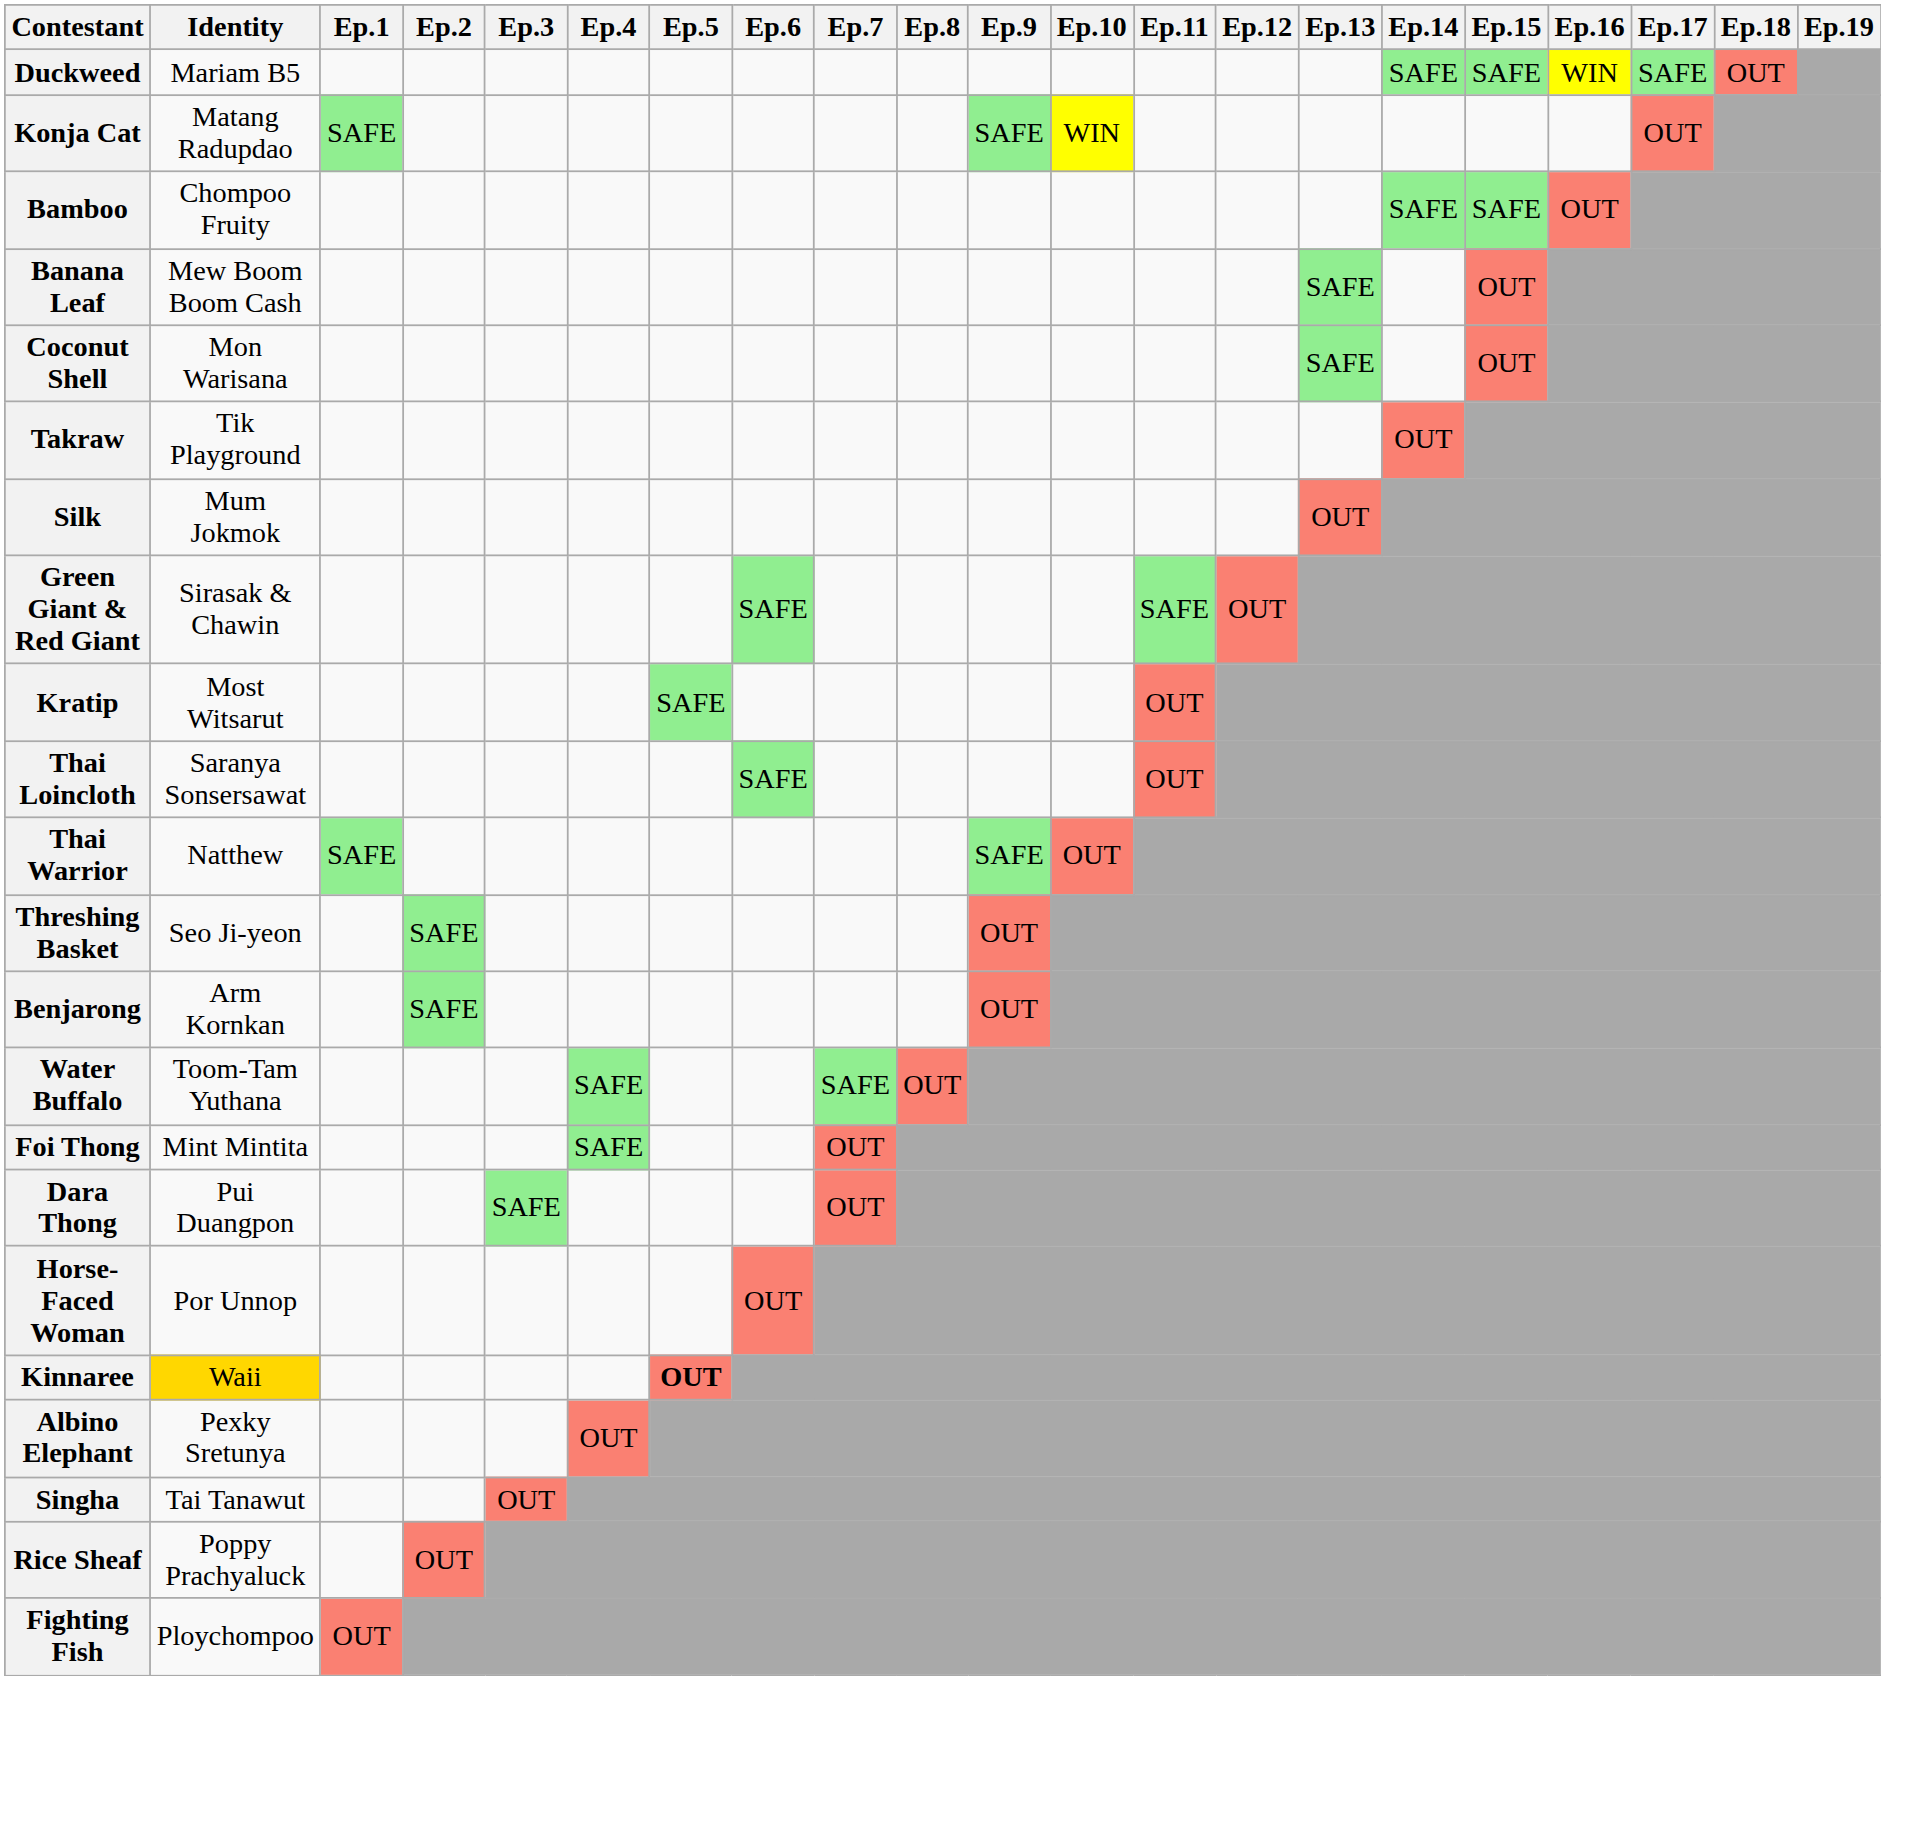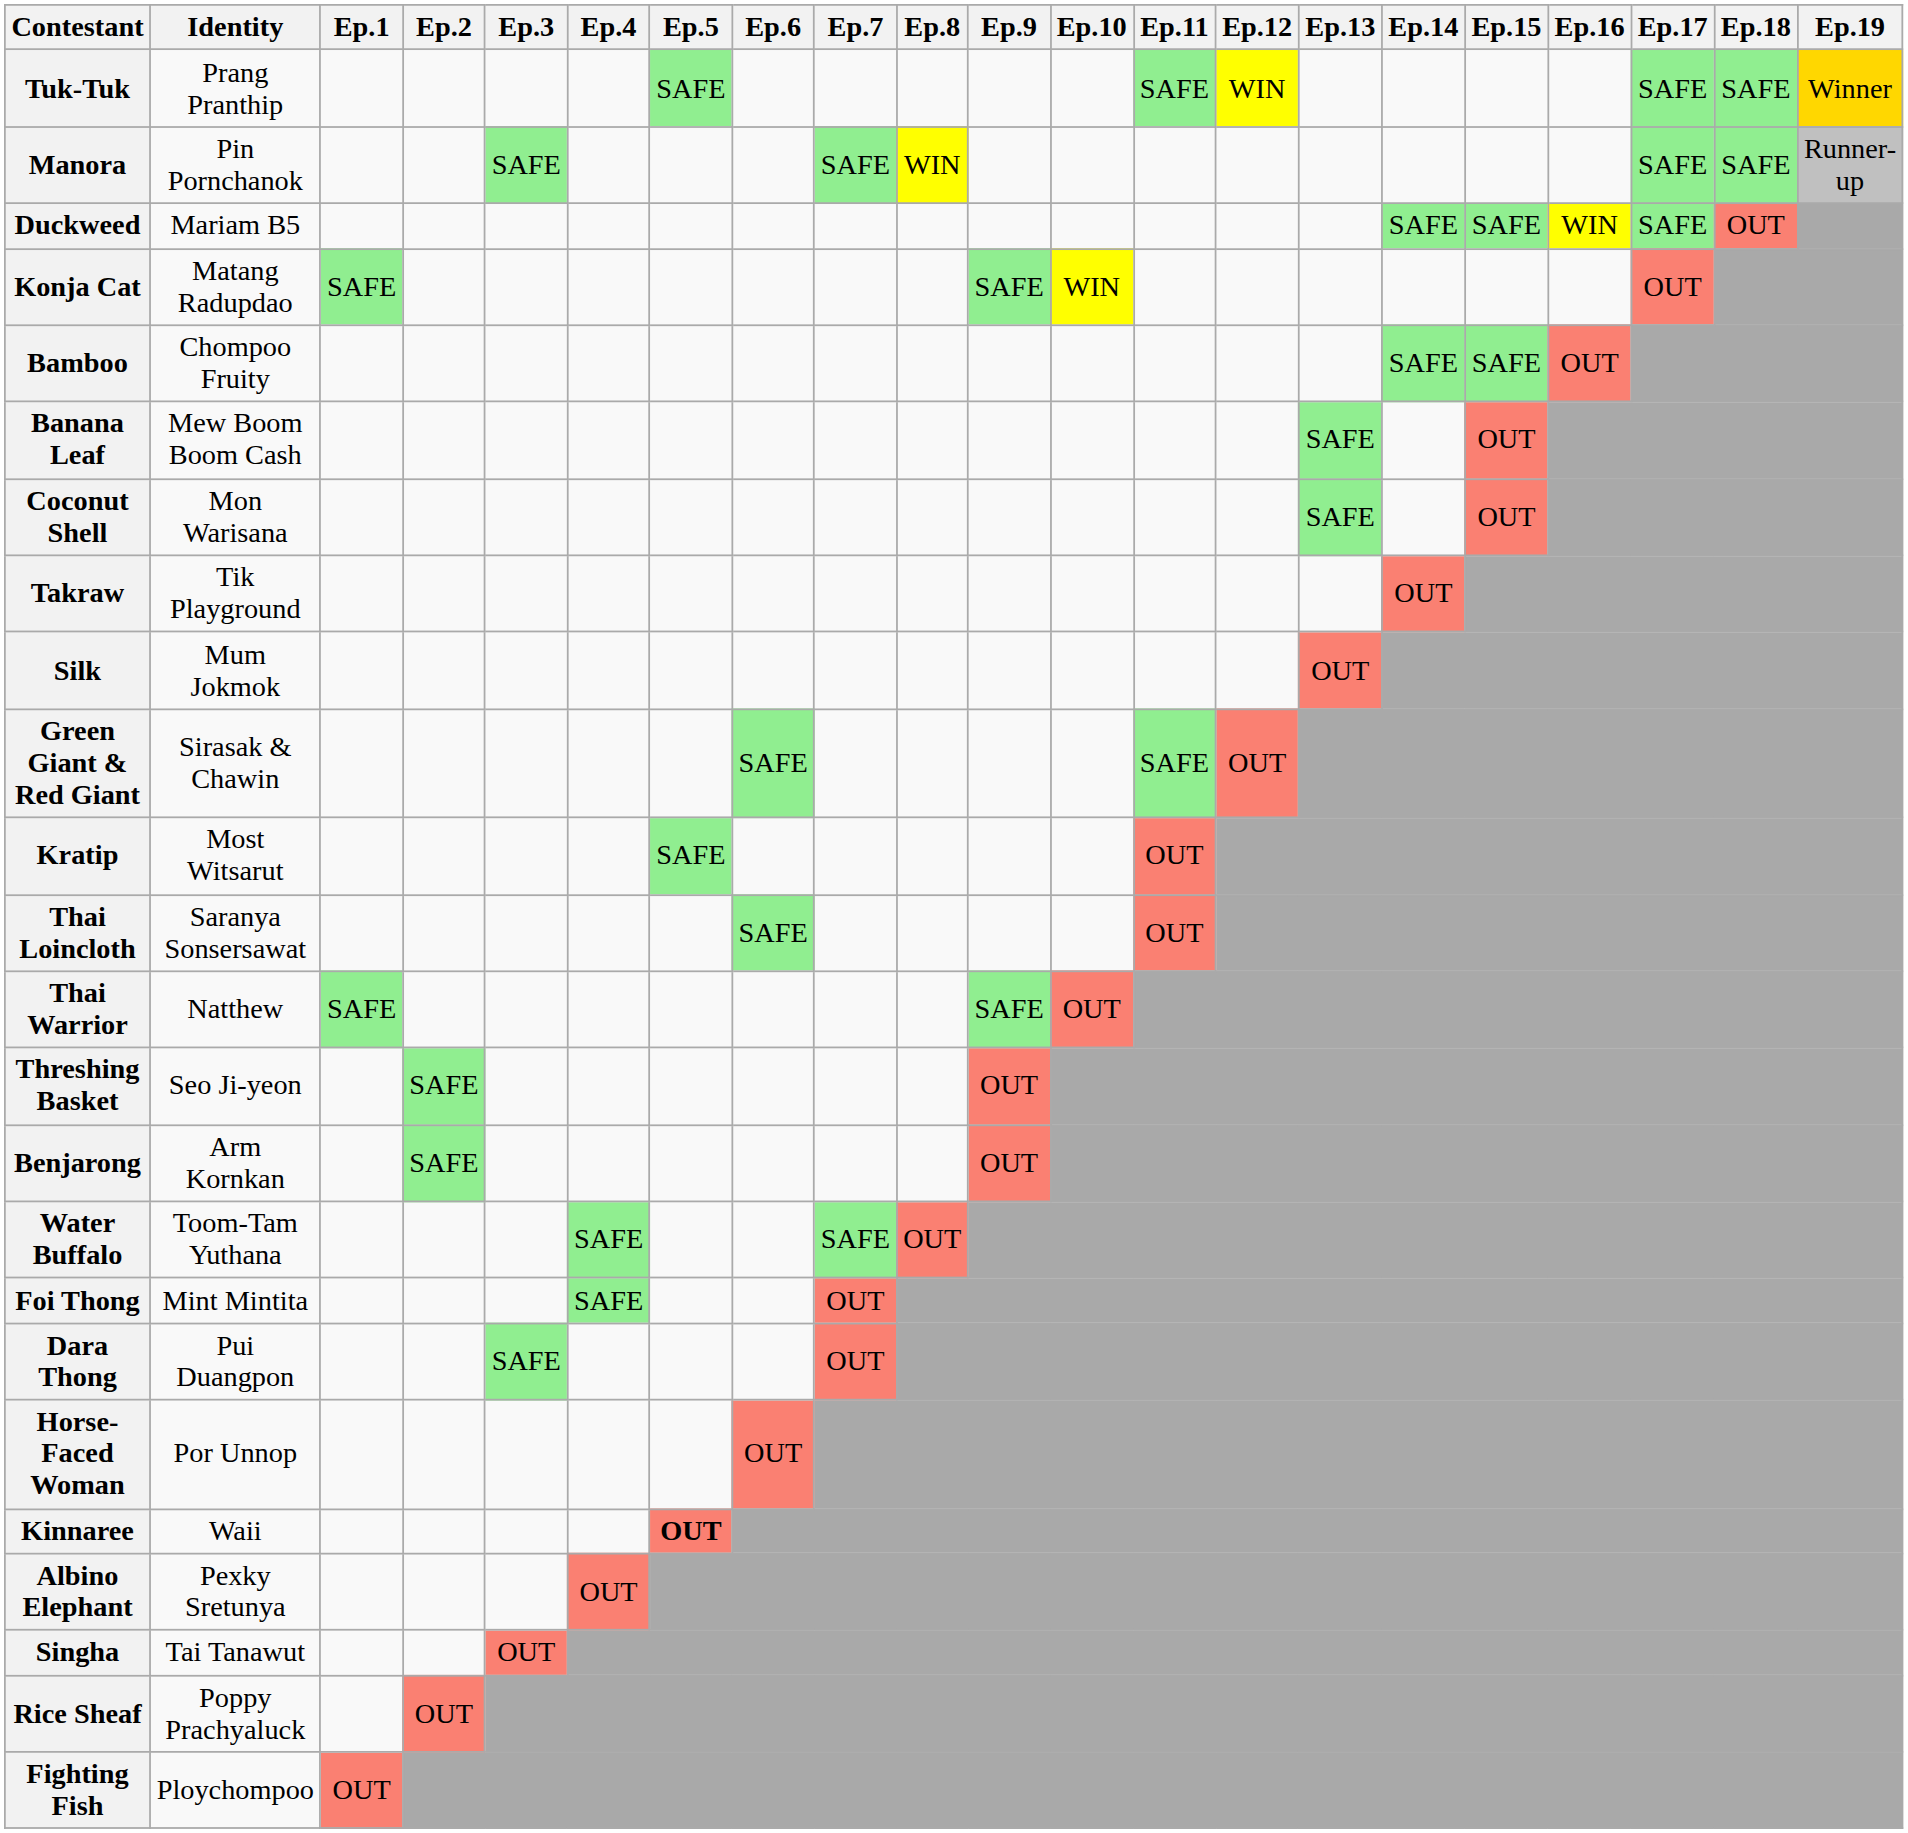+ row: (77, 87)
+ row: (77, 164)
(235, 1377) gold background -> (235, 1530) no background
